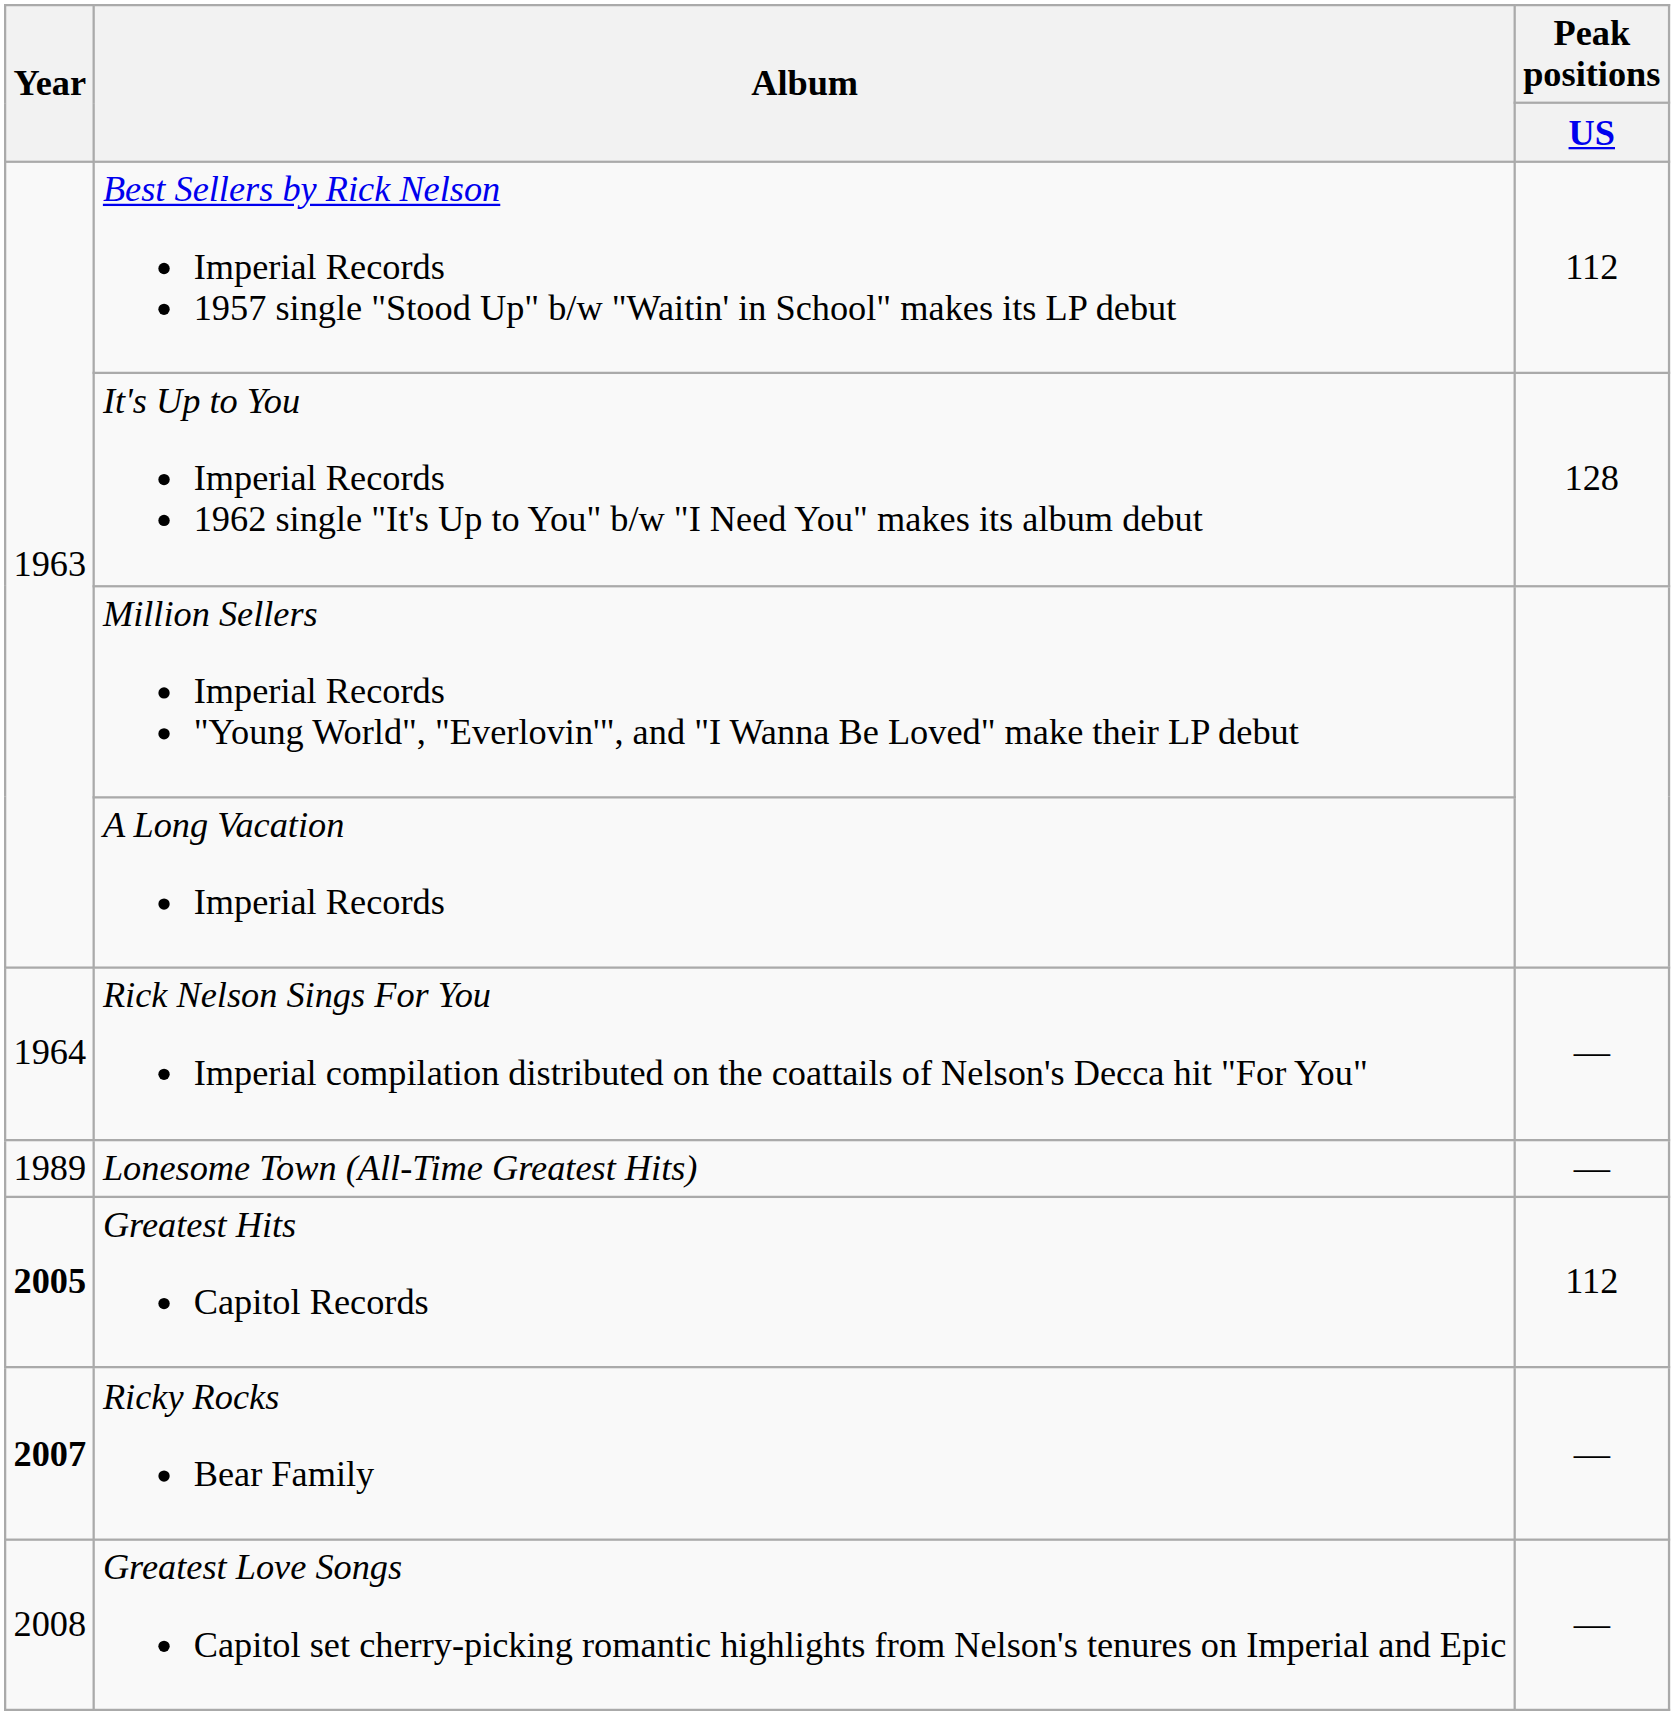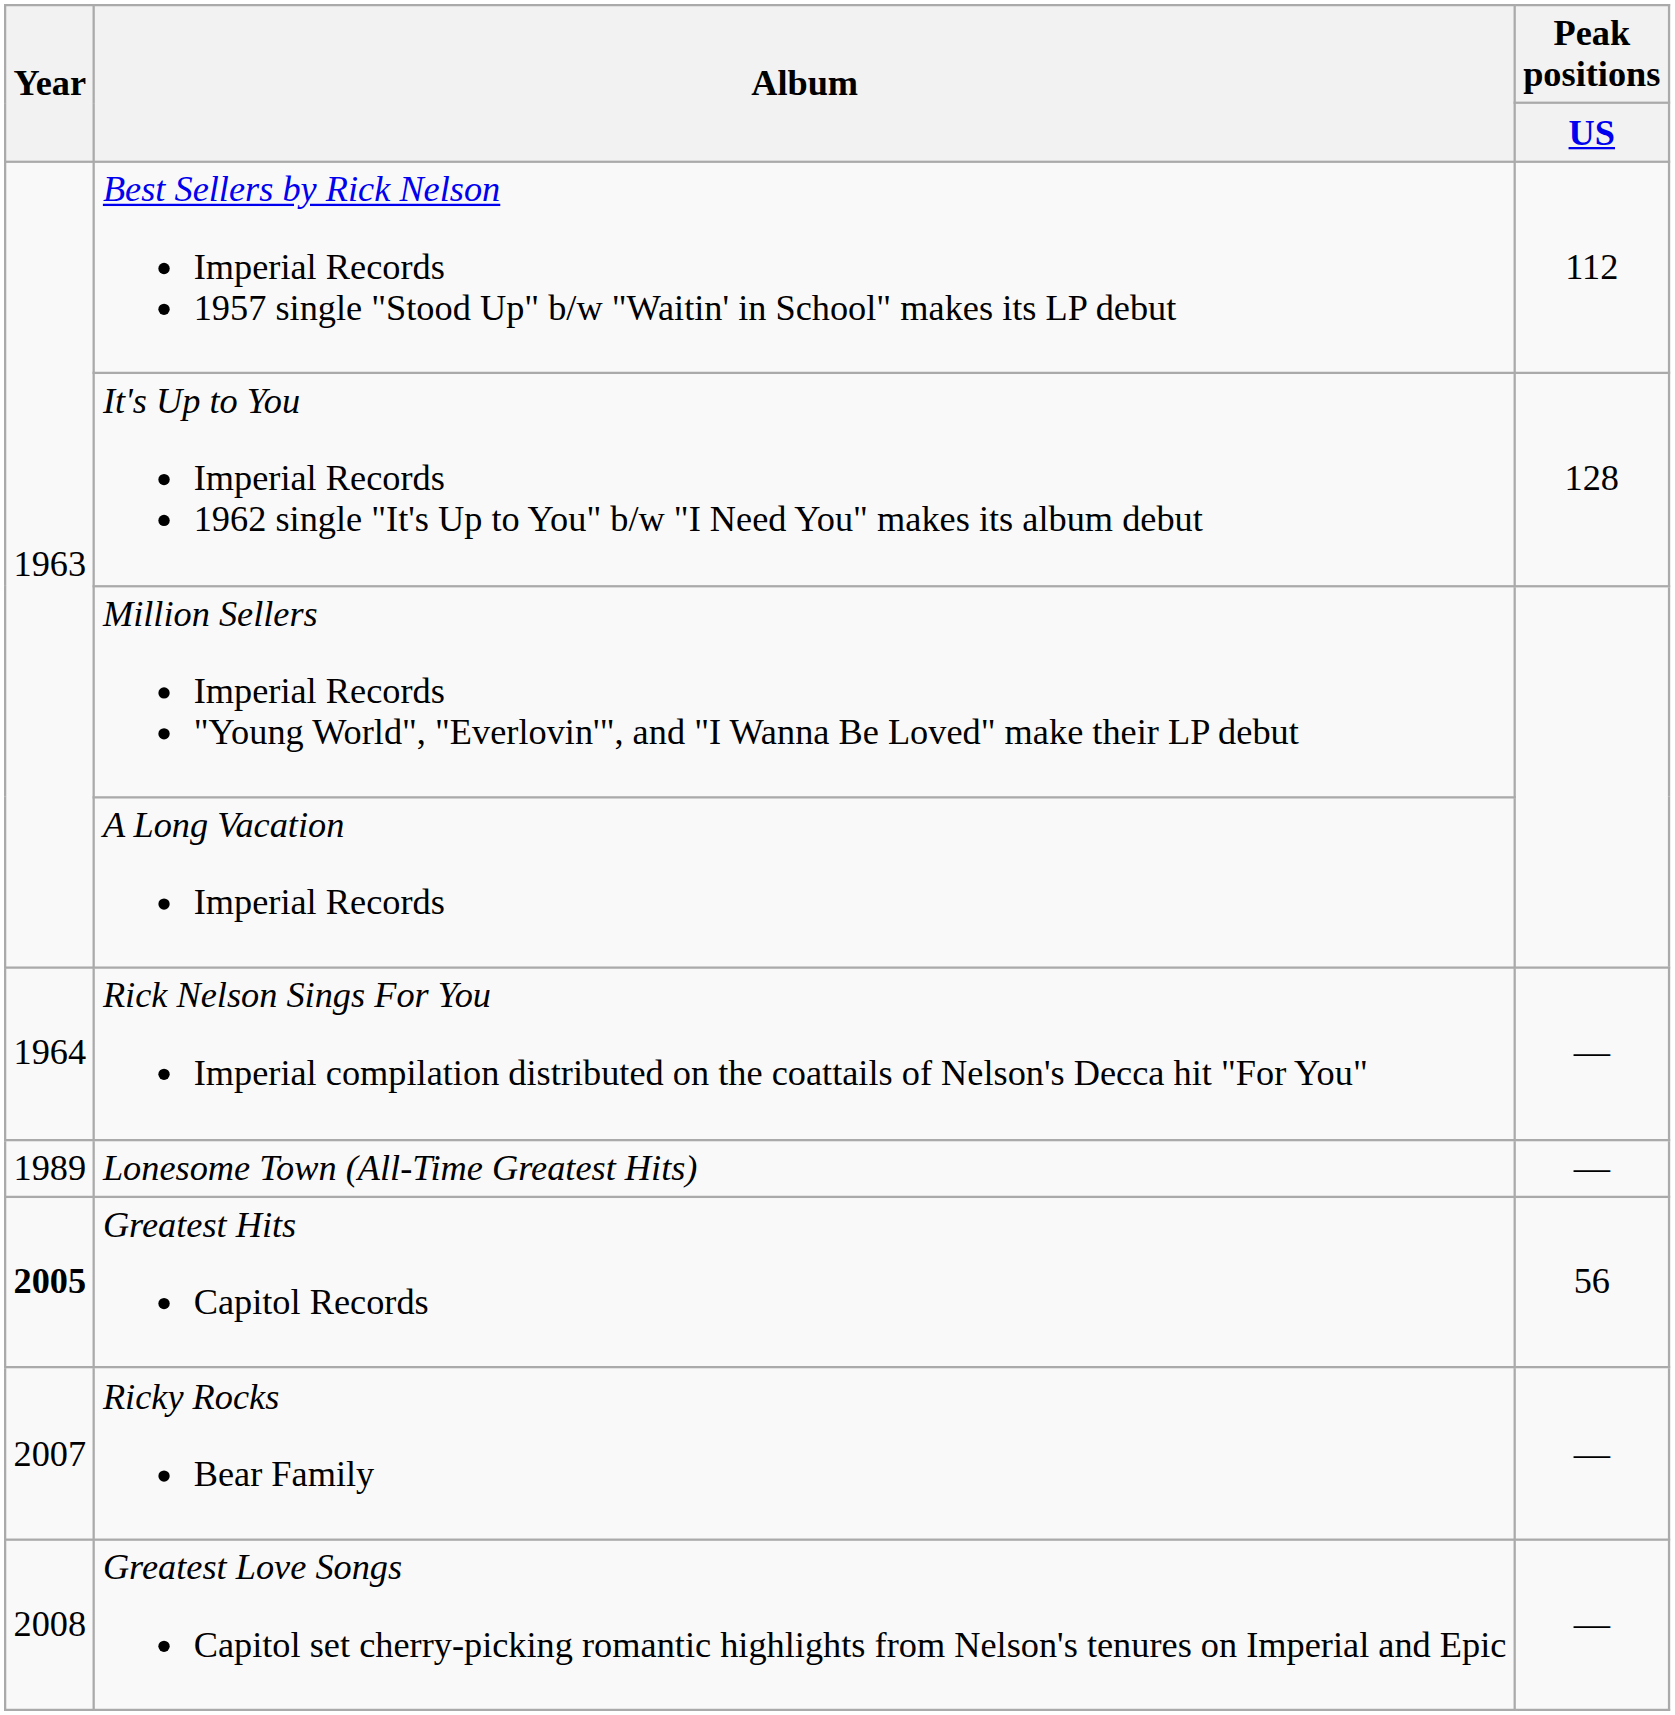(1592, 1281) 112 -> (1592, 1281) 56
(50, 1452) bold -> (50, 1452) normal
